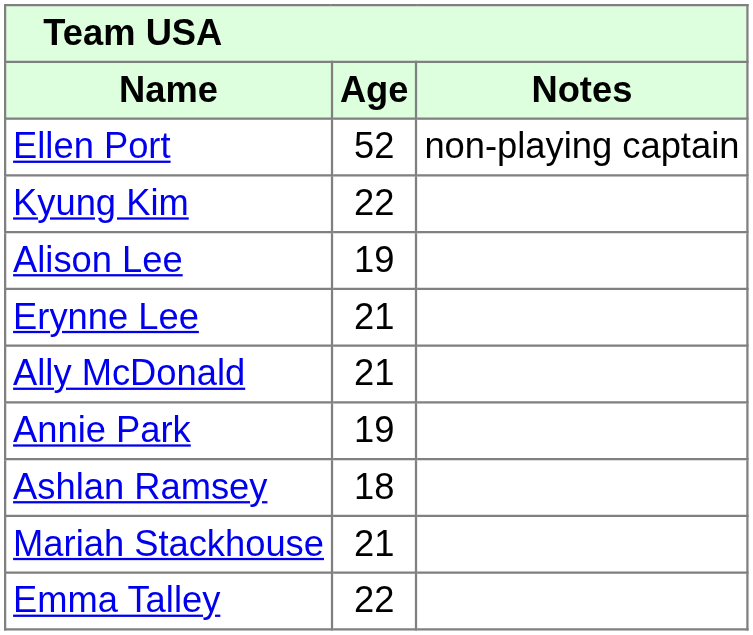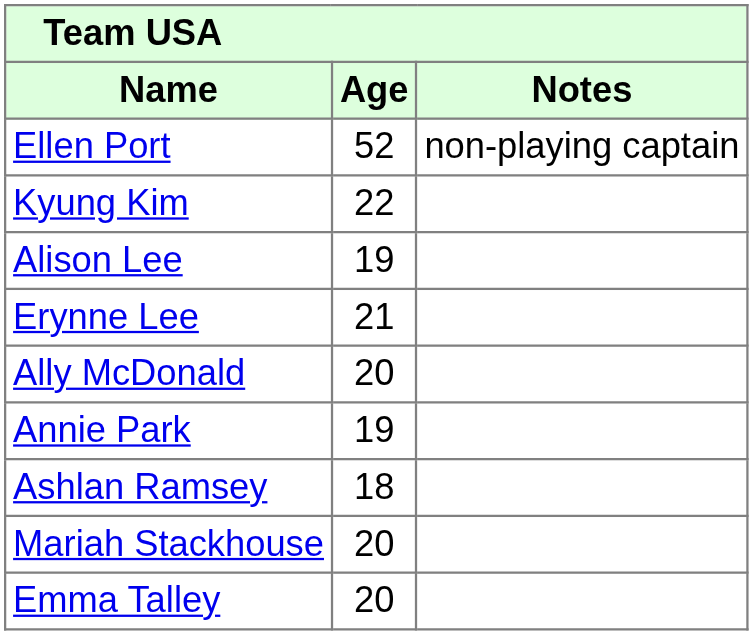(374, 373) 21 -> (374, 373) 20
(374, 543) 21 -> (374, 543) 20
(374, 600) 22 -> (374, 600) 20
